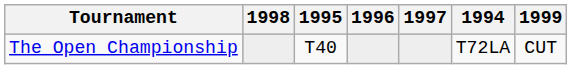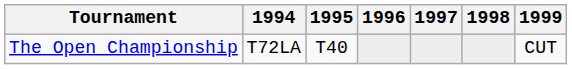columns swapped: (483, 20) <-> (268, 20)
